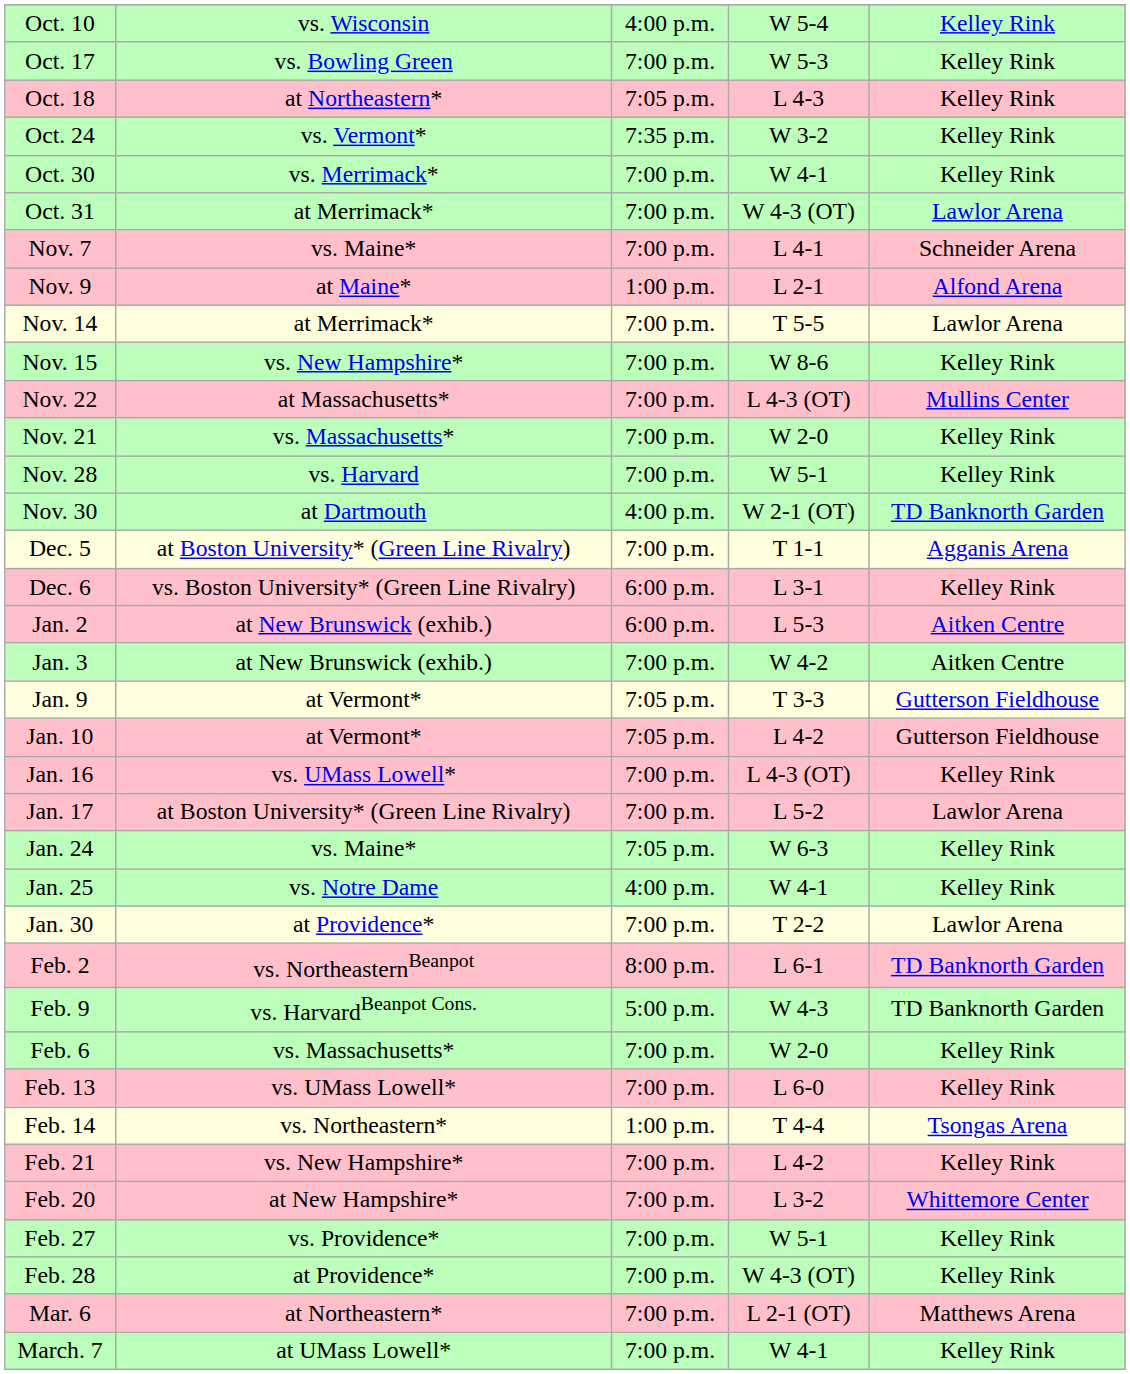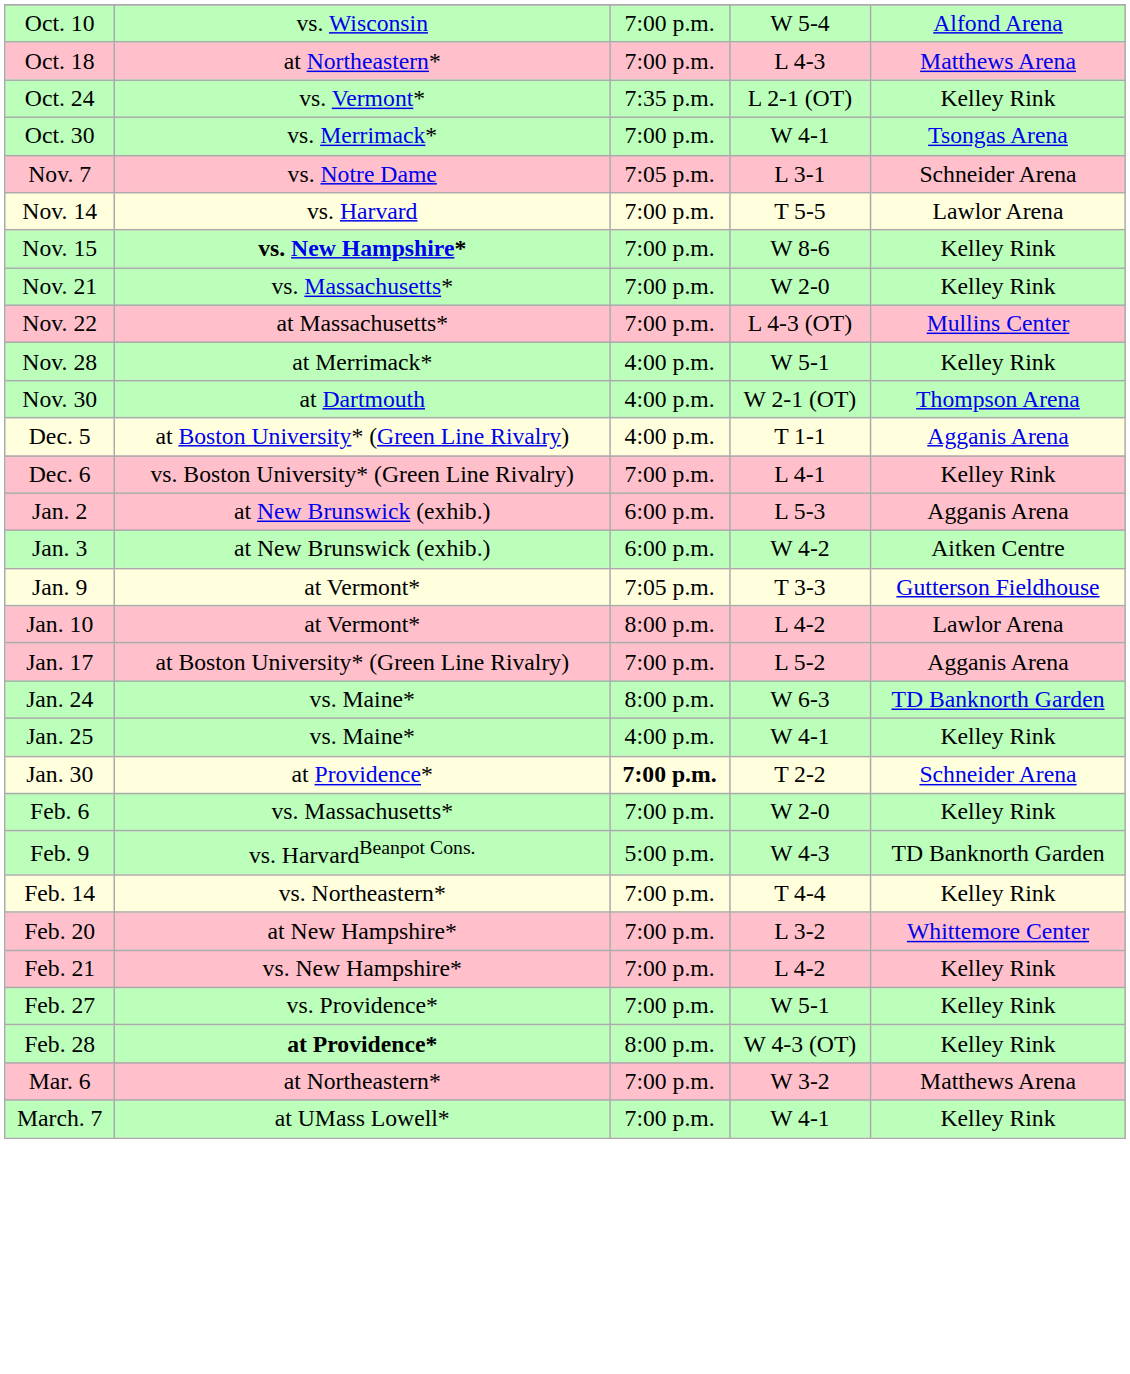(670, 23) 4:00 p.m. -> (670, 23) 7:00 p.m.
(997, 23) Kelley Rink -> (998, 23) Alfond Arena
- row: (60, 60)
(670, 98) 7:05 p.m. -> (670, 60) 7:00 p.m.
(997, 98) Kelley Rink -> (998, 60) Matthews Arena
(799, 135) W 3-2 -> (800, 98) L 2-1 (OT)
(997, 173) Kelley Rink -> (998, 135) Tsongas Arena
- row: (60, 211)
(364, 248) vs. Maine* -> (362, 173) vs. Notre Dame
(670, 248) 7:00 p.m. -> (670, 173) 7:05 p.m.
(799, 248) L 4-1 -> (800, 173) L 3-1
- row: (60, 286)
(364, 323) at Merrimack* -> (362, 211) vs. Harvard
(364, 361) normal -> (362, 248) bold
rows swapped: (60, 436) <-> (60, 398)
(364, 473) vs. Harvard -> (362, 361) at Merrimack*
(670, 473) 7:00 p.m. -> (670, 361) 4:00 p.m.
(997, 511) TD Banknorth Garden -> (998, 398) Thompson Arena
(670, 549) 7:00 p.m. -> (670, 436) 4:00 p.m.
(670, 586) 6:00 p.m. -> (670, 473) 7:00 p.m.
(799, 586) L 3-1 -> (800, 473) L 4-1
(997, 624) Aitken Centre -> (998, 511) Agganis Arena
(670, 661) 7:00 p.m. -> (670, 549) 6:00 p.m.
(670, 736) 7:05 p.m. -> (670, 624) 8:00 p.m.
(997, 736) Gutterson Fieldhouse -> (998, 624) Lawlor Arena
- row: (60, 774)
(997, 811) Lawlor Arena -> (998, 661) Agganis Arena
(670, 849) 7:05 p.m. -> (670, 699) 8:00 p.m.
(997, 849) Kelley Rink -> (998, 699) TD Banknorth Garden
(364, 887) vs. Notre Dame -> (362, 736) vs. Maine*
(670, 924) normal -> (670, 774) bold
(997, 924) Lawlor Arena -> (998, 774) Schneider Arena
- row: (60, 965)
rows swapped: (60, 1050) <-> (60, 1009)
- row: (60, 1087)
(670, 1125) 1:00 p.m. -> (670, 893) 7:00 p.m.
(997, 1125) Tsongas Arena -> (998, 893) Kelley Rink
rows swapped: (60, 1200) <-> (60, 1162)
(364, 1275) normal -> (362, 1043) bold
(670, 1275) 7:00 p.m. -> (670, 1043) 8:00 p.m.
(799, 1312) L 2-1 (OT) -> (800, 1081) W 3-2
